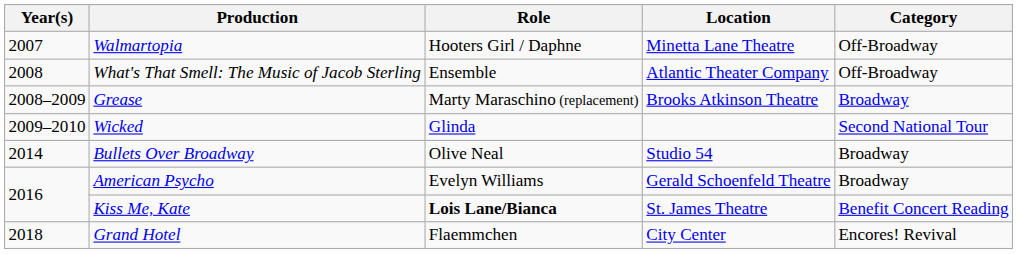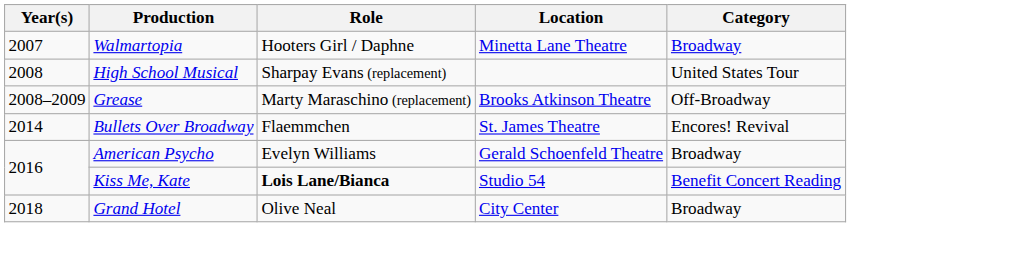(888, 45) Off-Broadway -> (706, 45) Broadway
- row: (257, 72)
+ row: (166, 72)
(874, 99) Broadway -> (721, 99) Off-Broadway
- row: (118, 126)
(466, 153) Olive Neal -> (306, 126) Flaemmchen
(679, 153) Studio 54 -> (539, 126) St. James Theatre
(874, 153) Broadway -> (730, 126) Encores! Revival
(707, 208) St. James Theatre -> (512, 180) Studio 54
(473, 235) Flaemmchen -> (299, 208) Olive Neal
(898, 235) Encores! Revival -> (706, 208) Broadway
